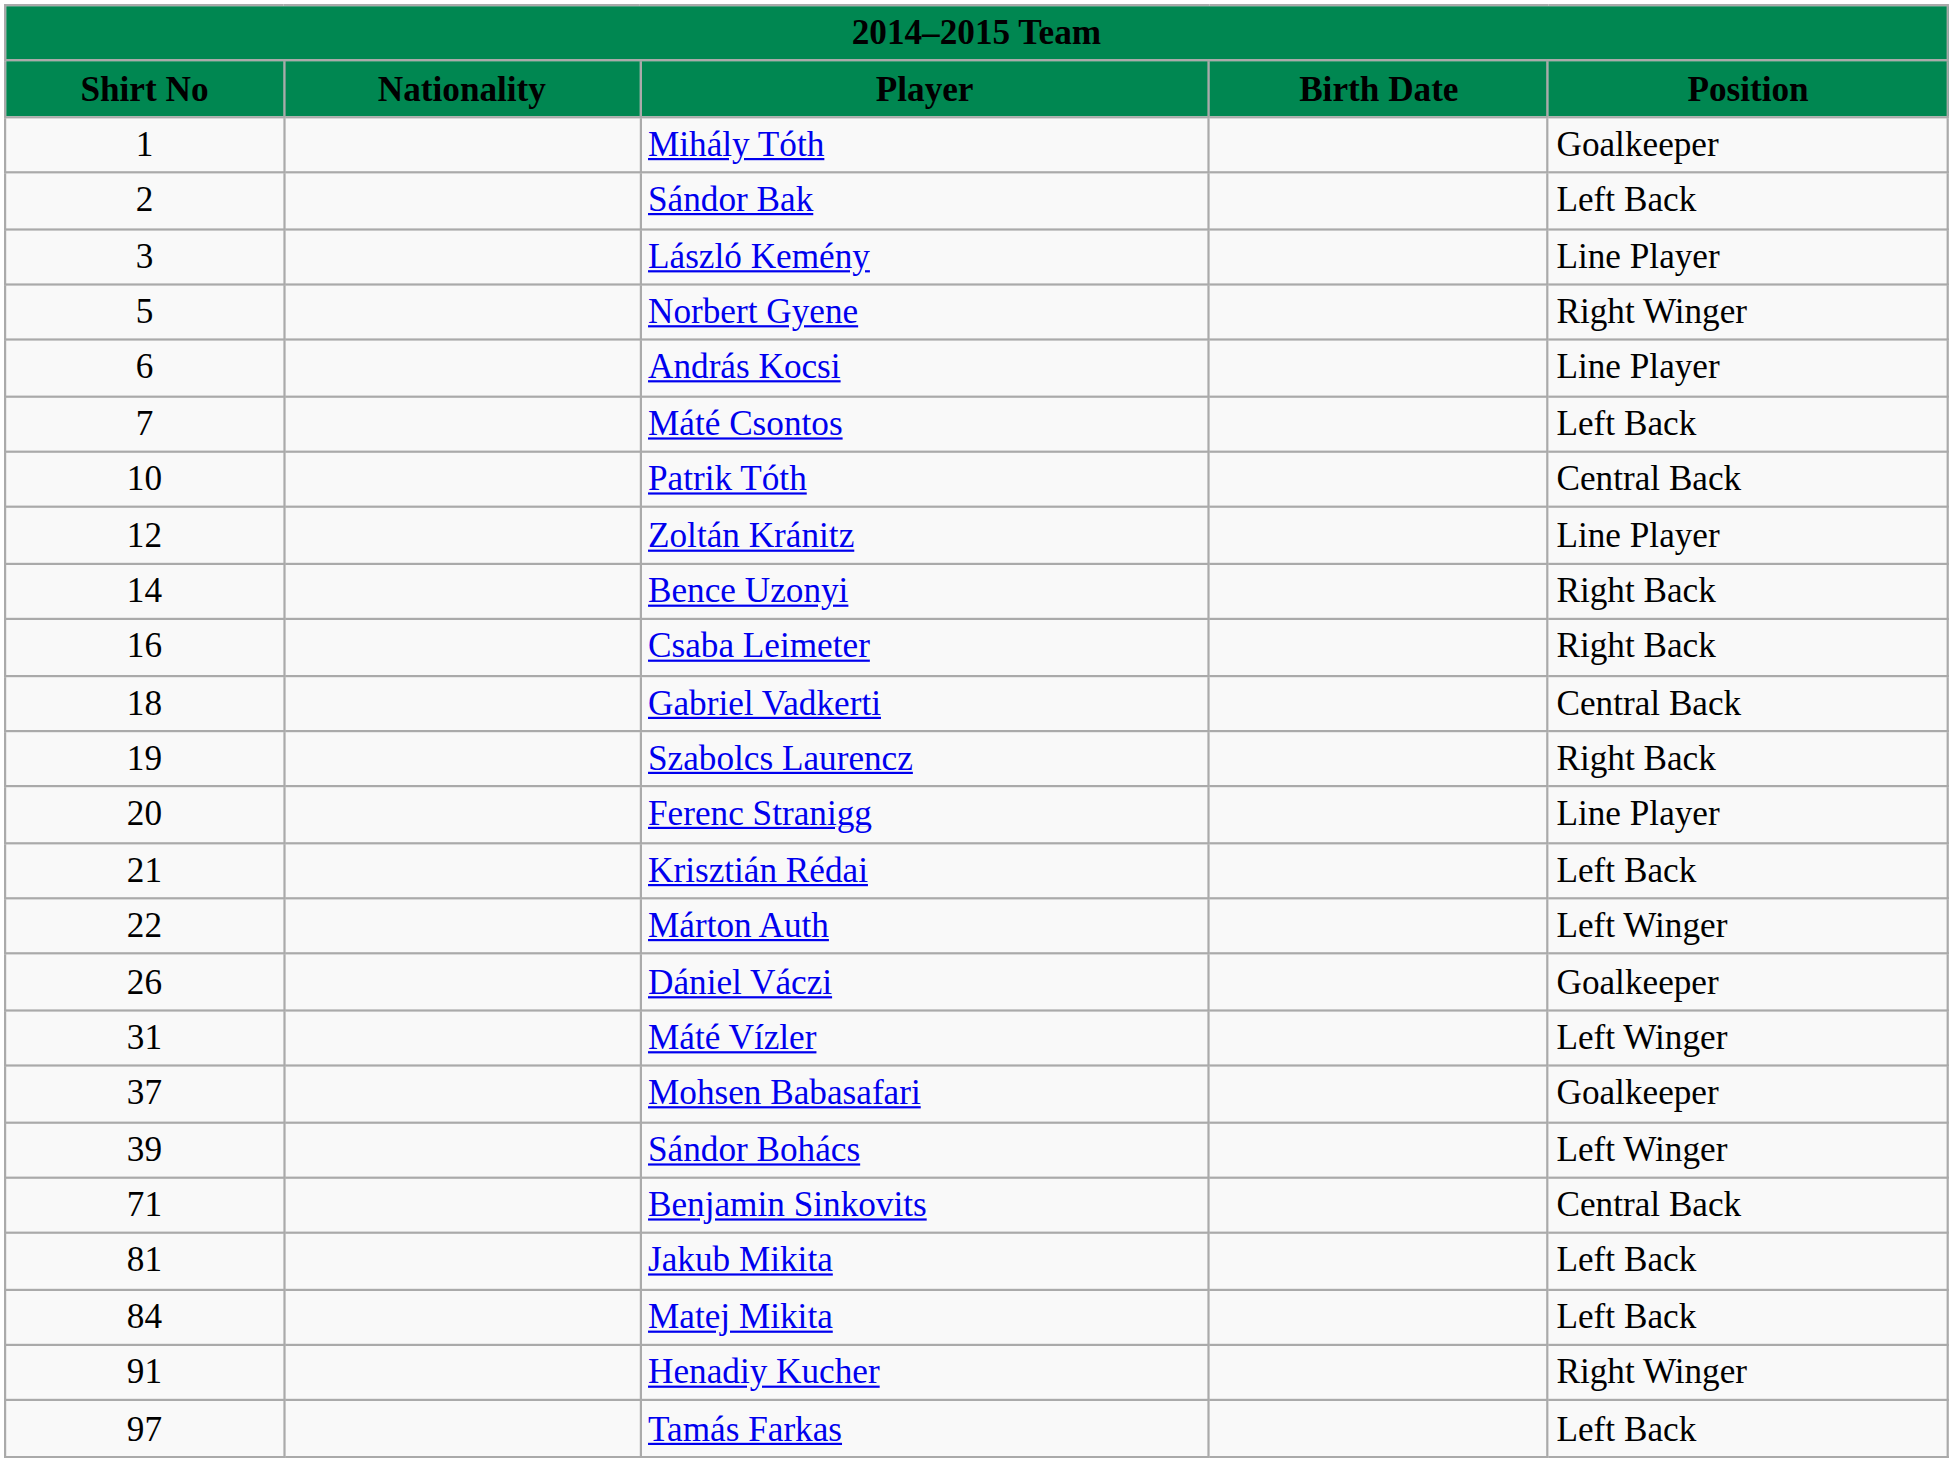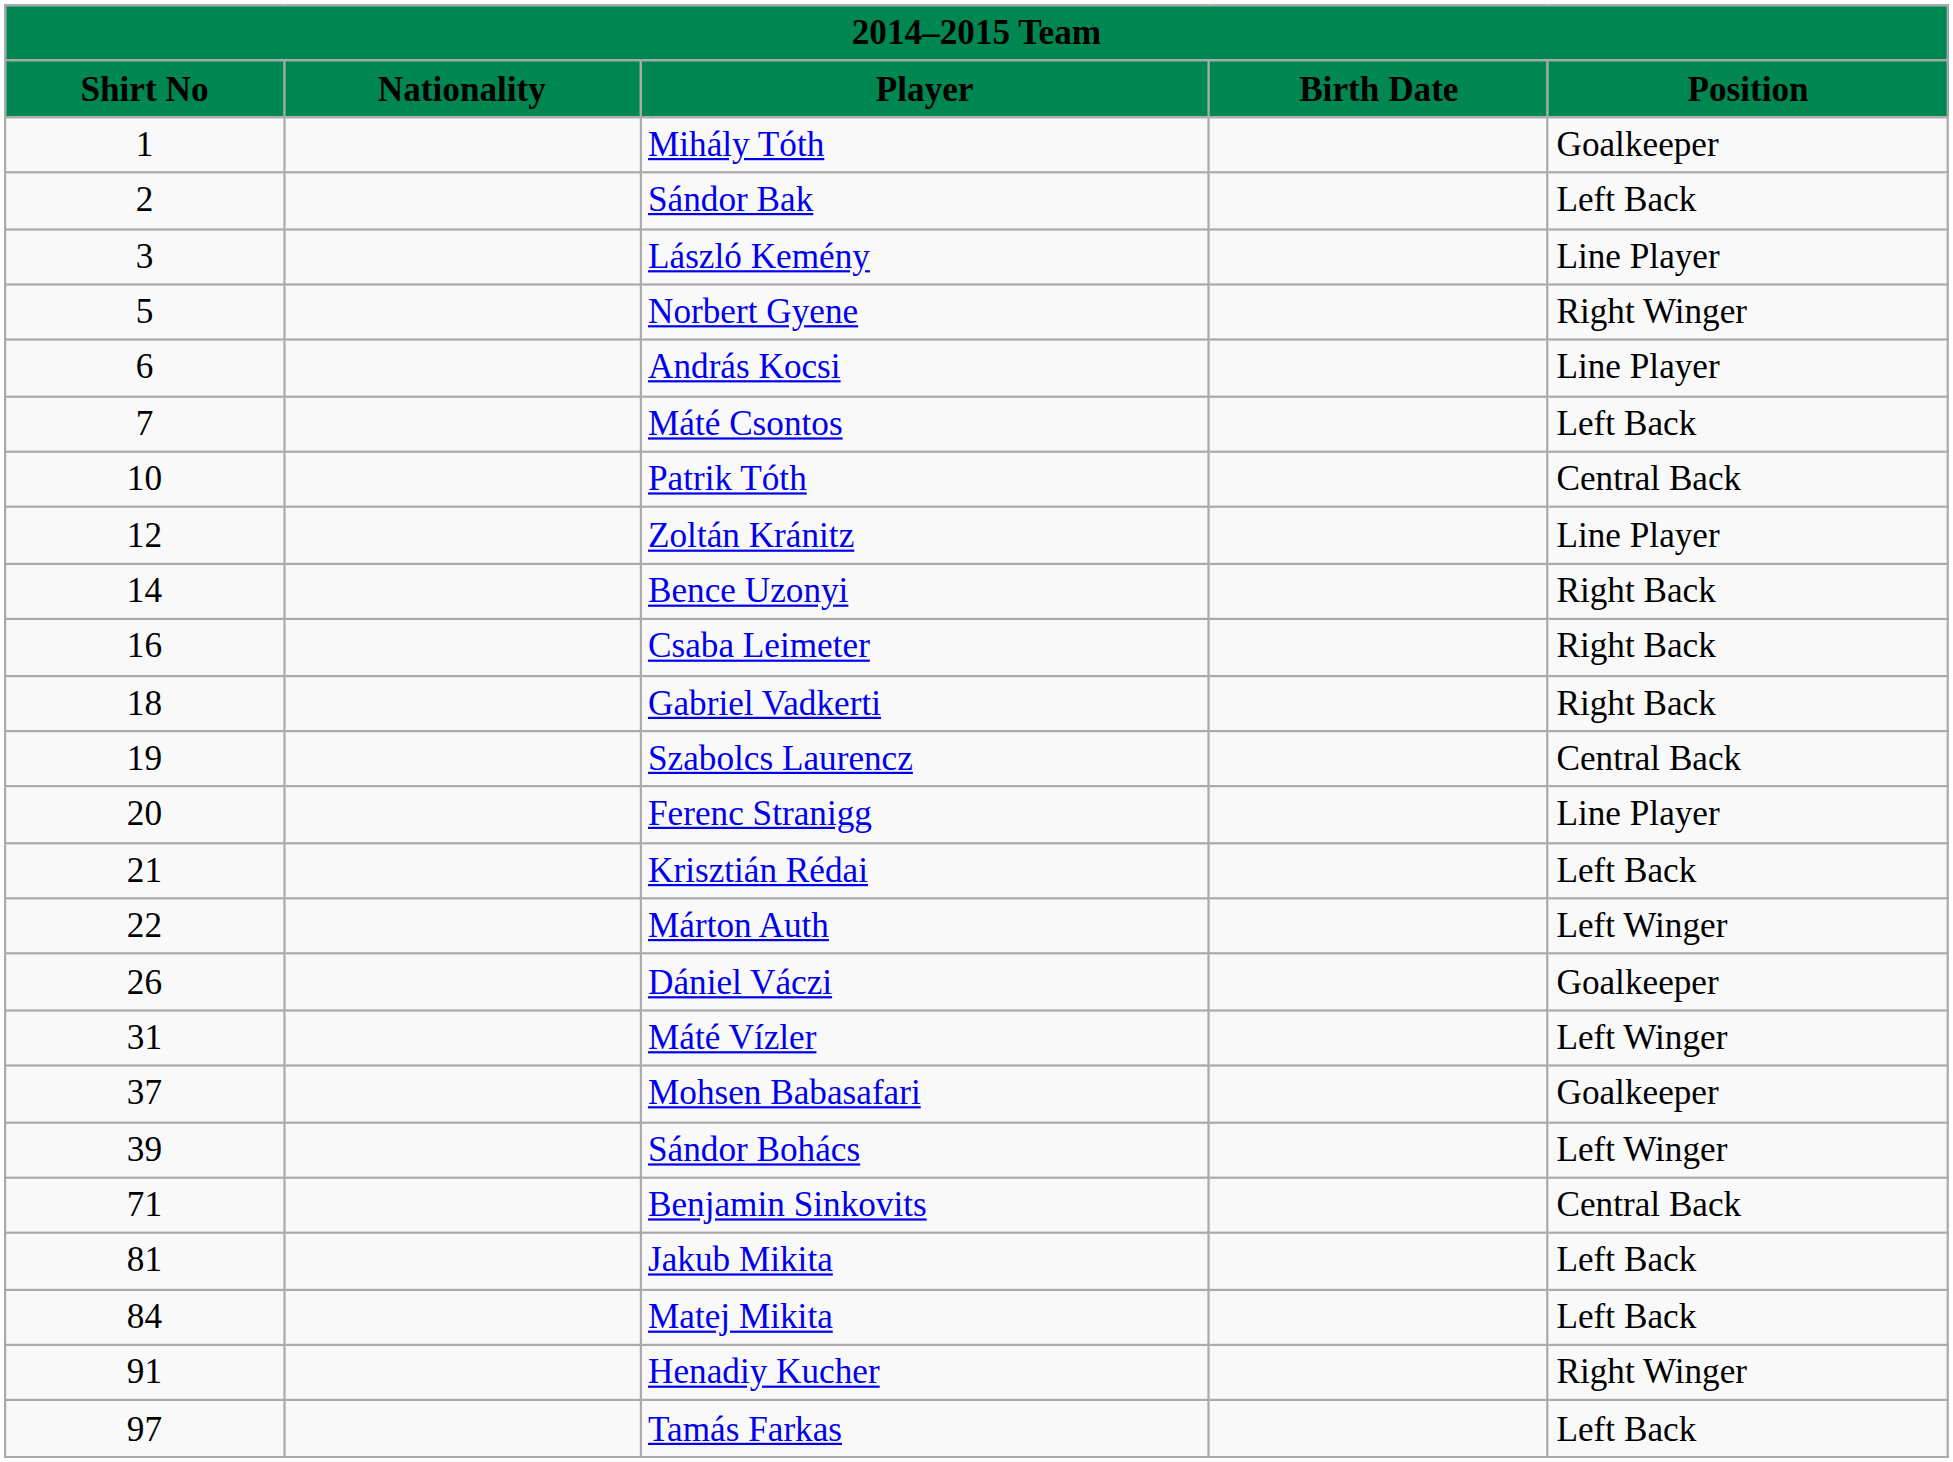(1649, 702) Central Back -> (1636, 702) Right Back
(1636, 758) Right Back -> (1649, 758) Central Back
